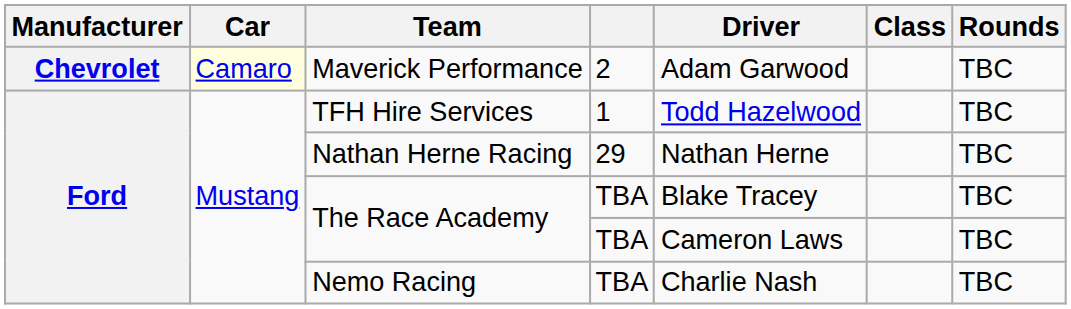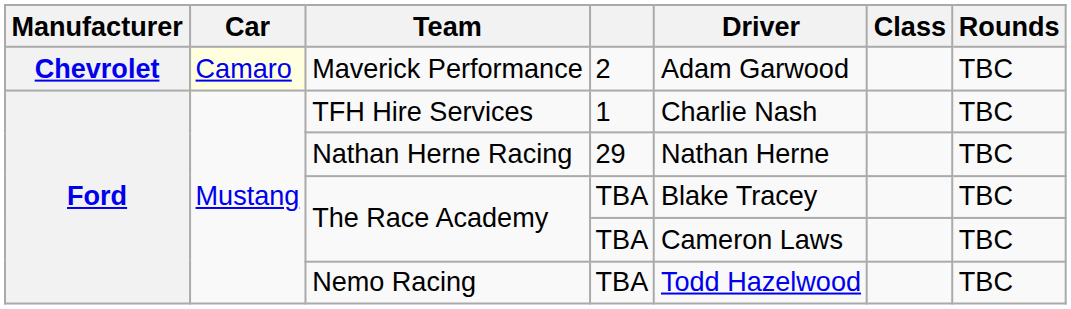(761, 111) Todd Hazelwood -> (739, 111) Charlie Nash
(739, 282) Charlie Nash -> (761, 282) Todd Hazelwood
